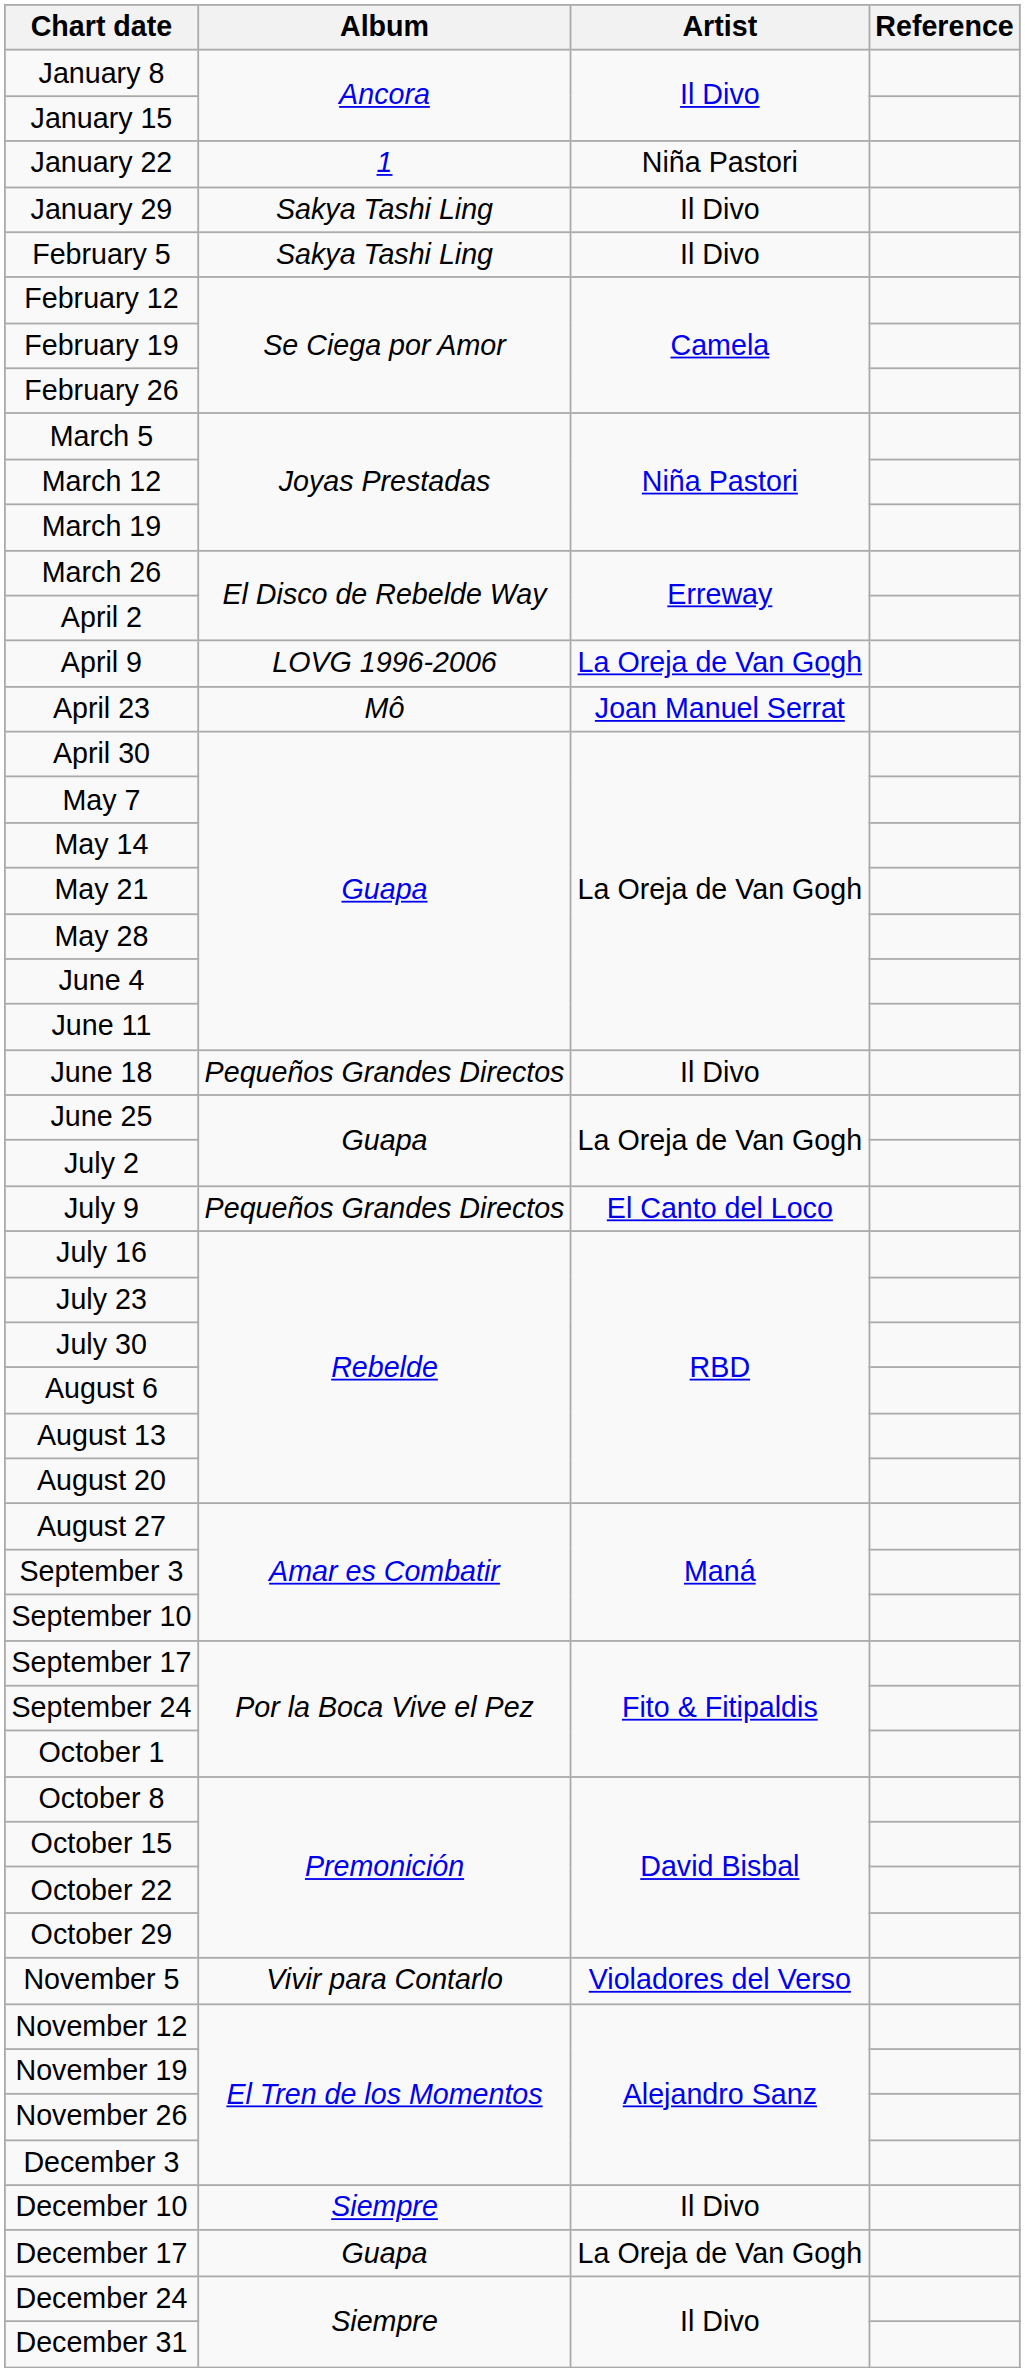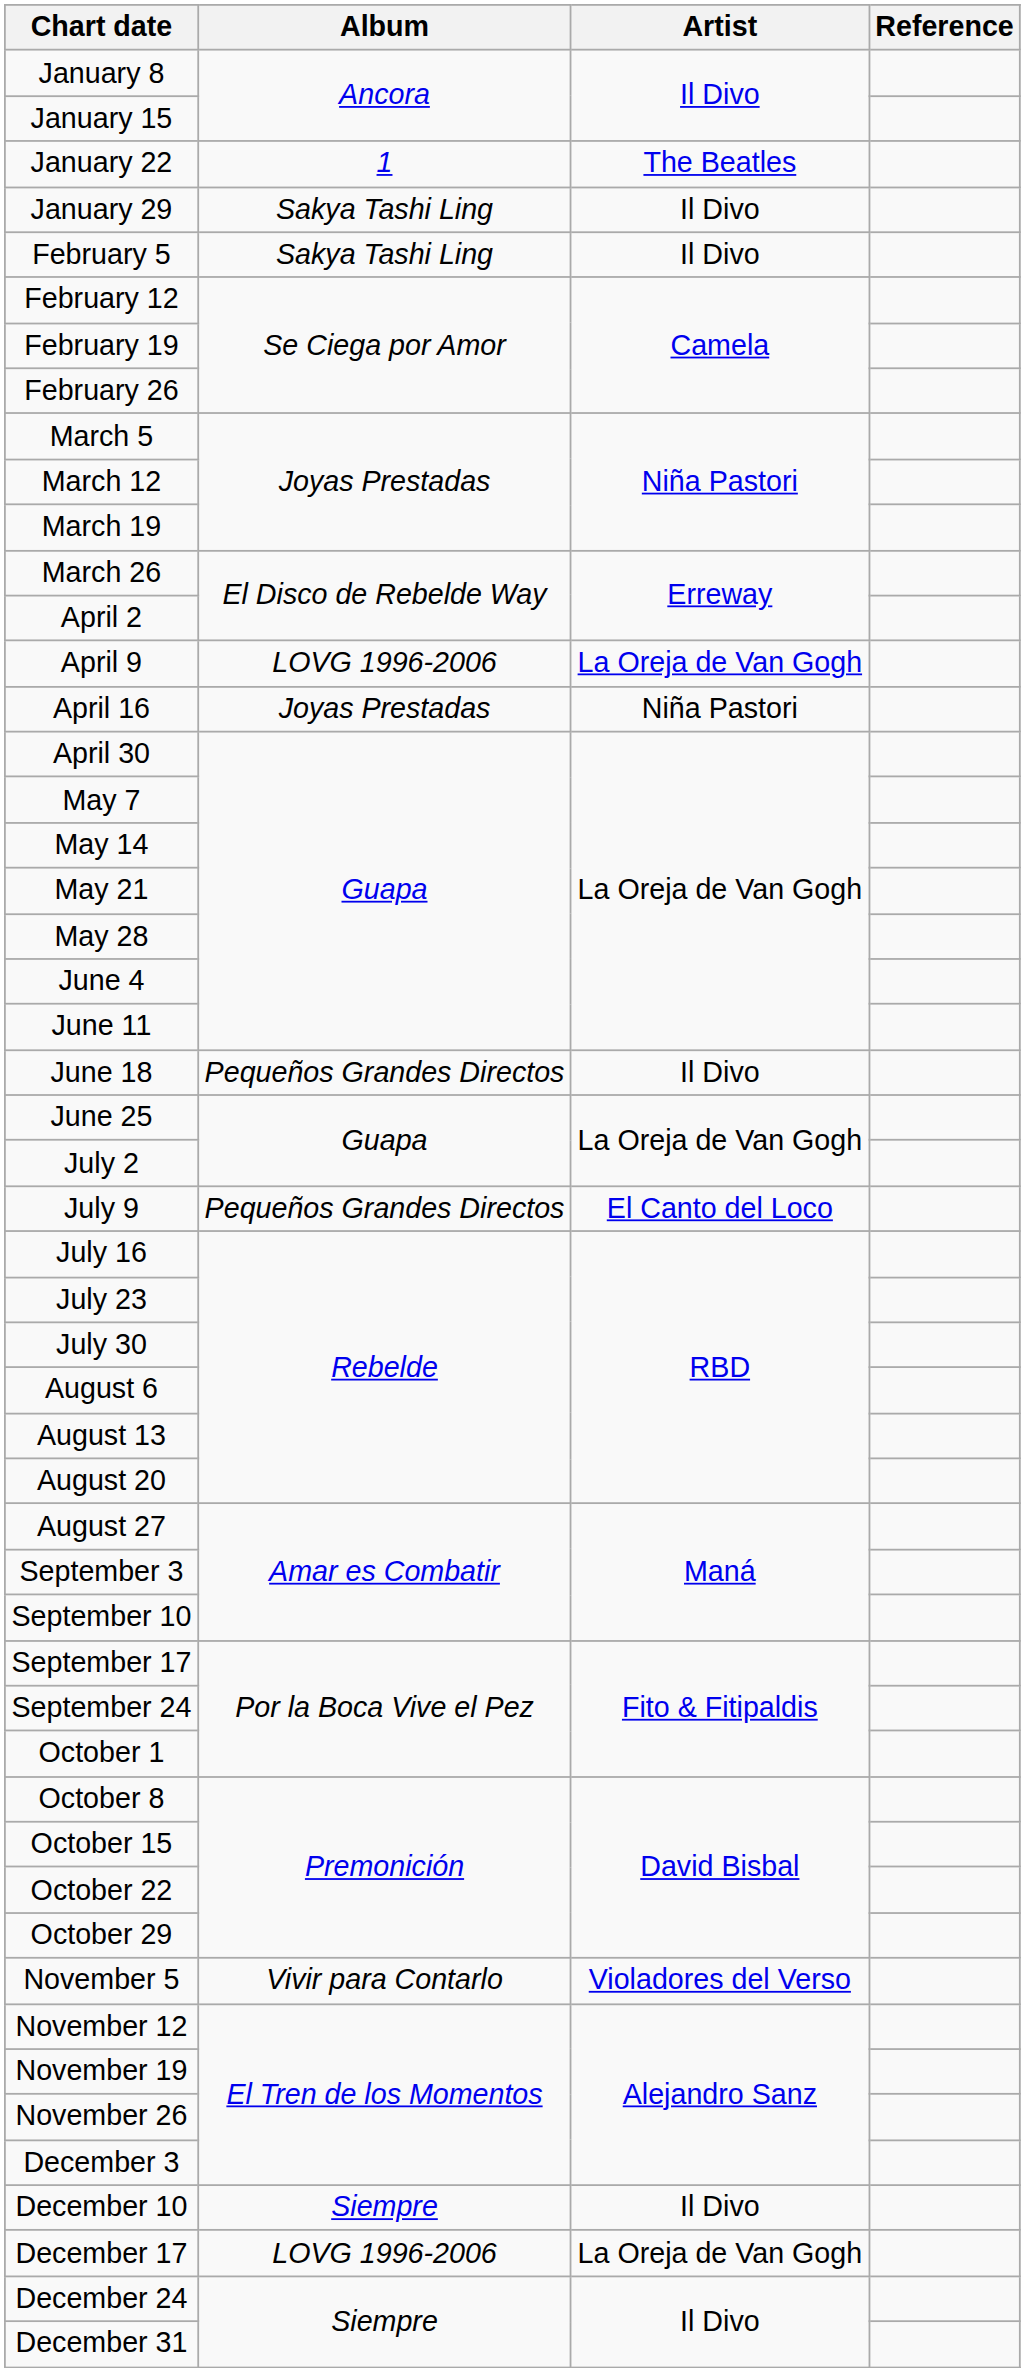(720, 163) Niña Pastori -> (720, 163) The Beatles
+ row: (101, 708)
- row: (101, 708)
(385, 2252) Guapa -> (385, 2252) LOVG 1996-2006
